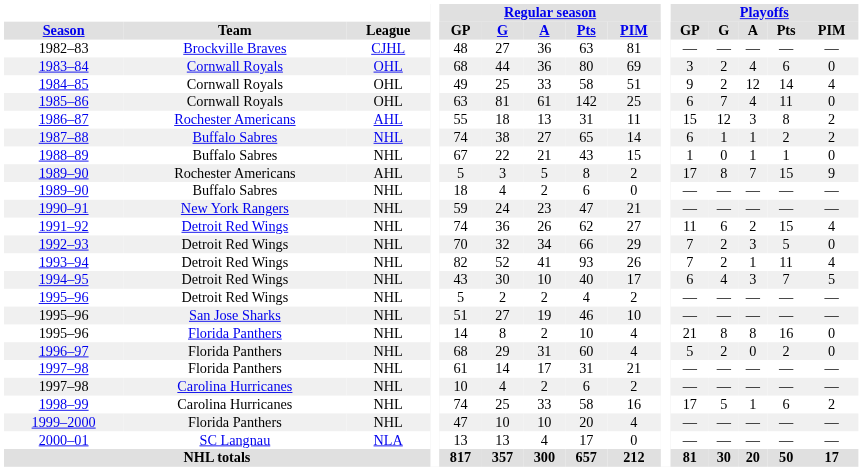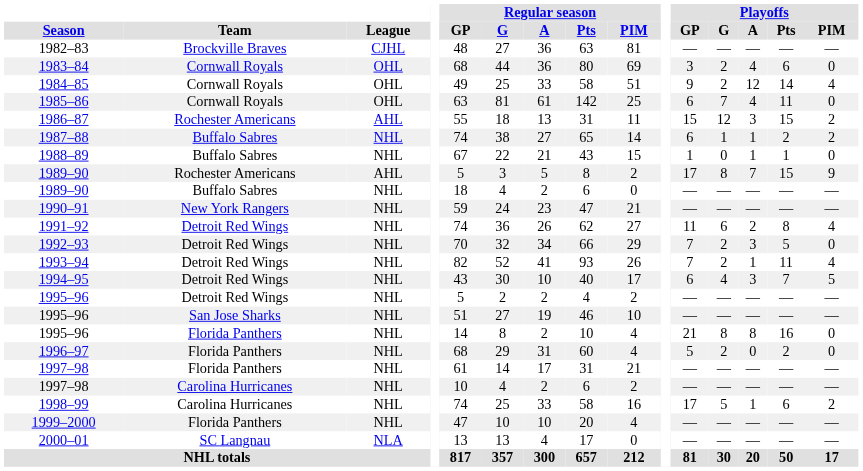(786, 119) 8 -> (786, 119) 15
(786, 226) 15 -> (786, 226) 8
